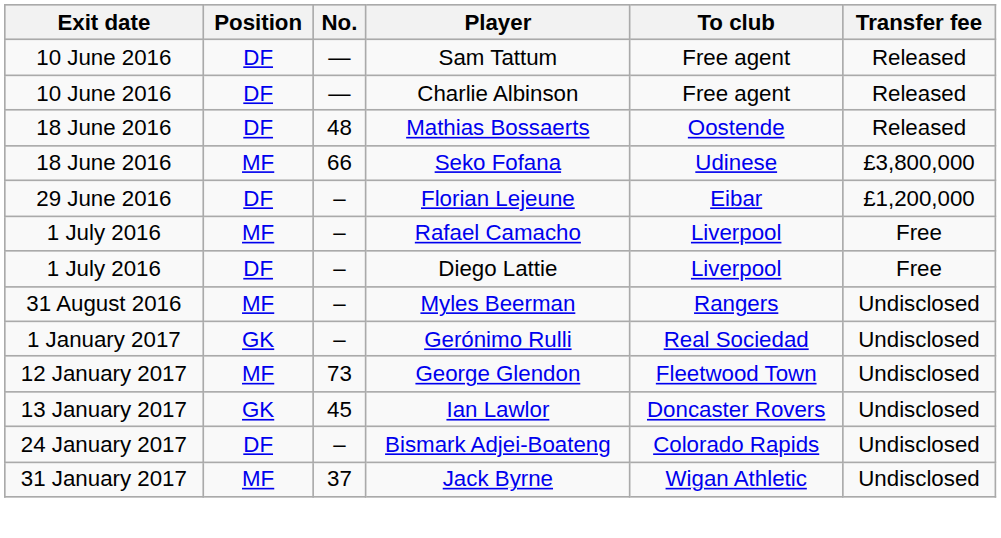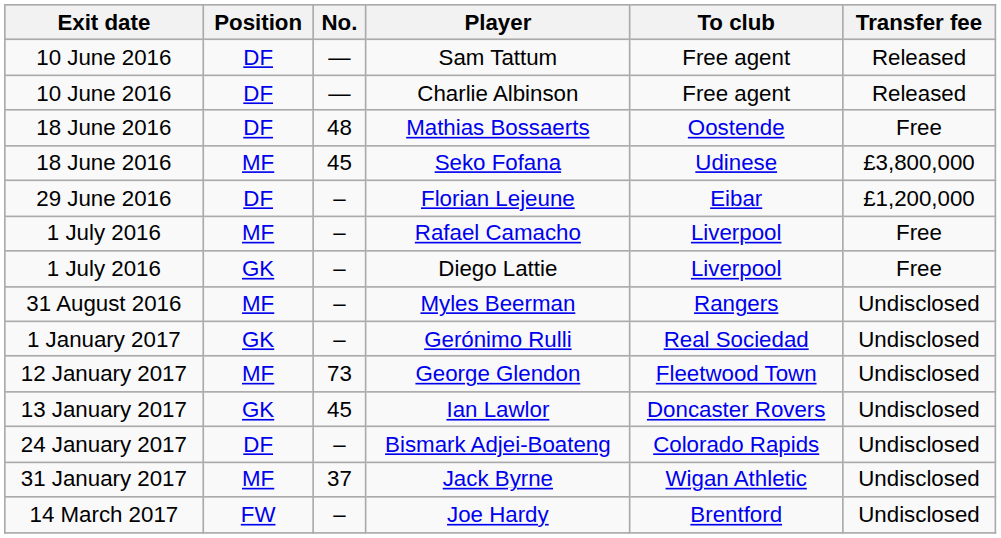(919, 127) Released -> (919, 127) Free
(339, 163) 66 -> (339, 163) 45
(258, 268) DF -> (258, 268) GK
+ row: (498, 514)
